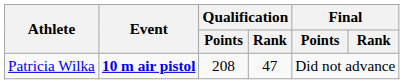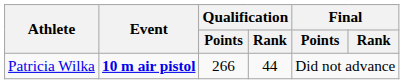(223, 66) 208 -> (223, 66) 266
(270, 66) 47 -> (270, 66) 44
